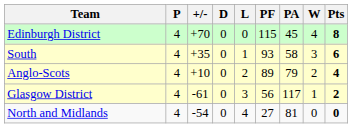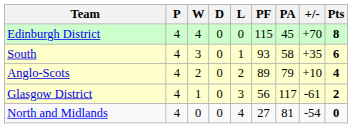columns swapped: (314, 14) <-> (200, 14)
